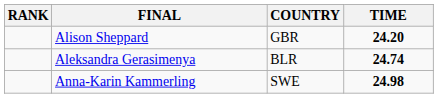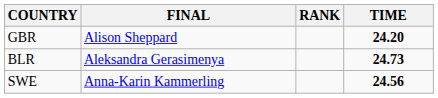columns swapped: (28, 15) <-> (305, 15)
(388, 59) 24.74 -> (388, 59) 24.73
(388, 81) 24.98 -> (388, 81) 24.56
